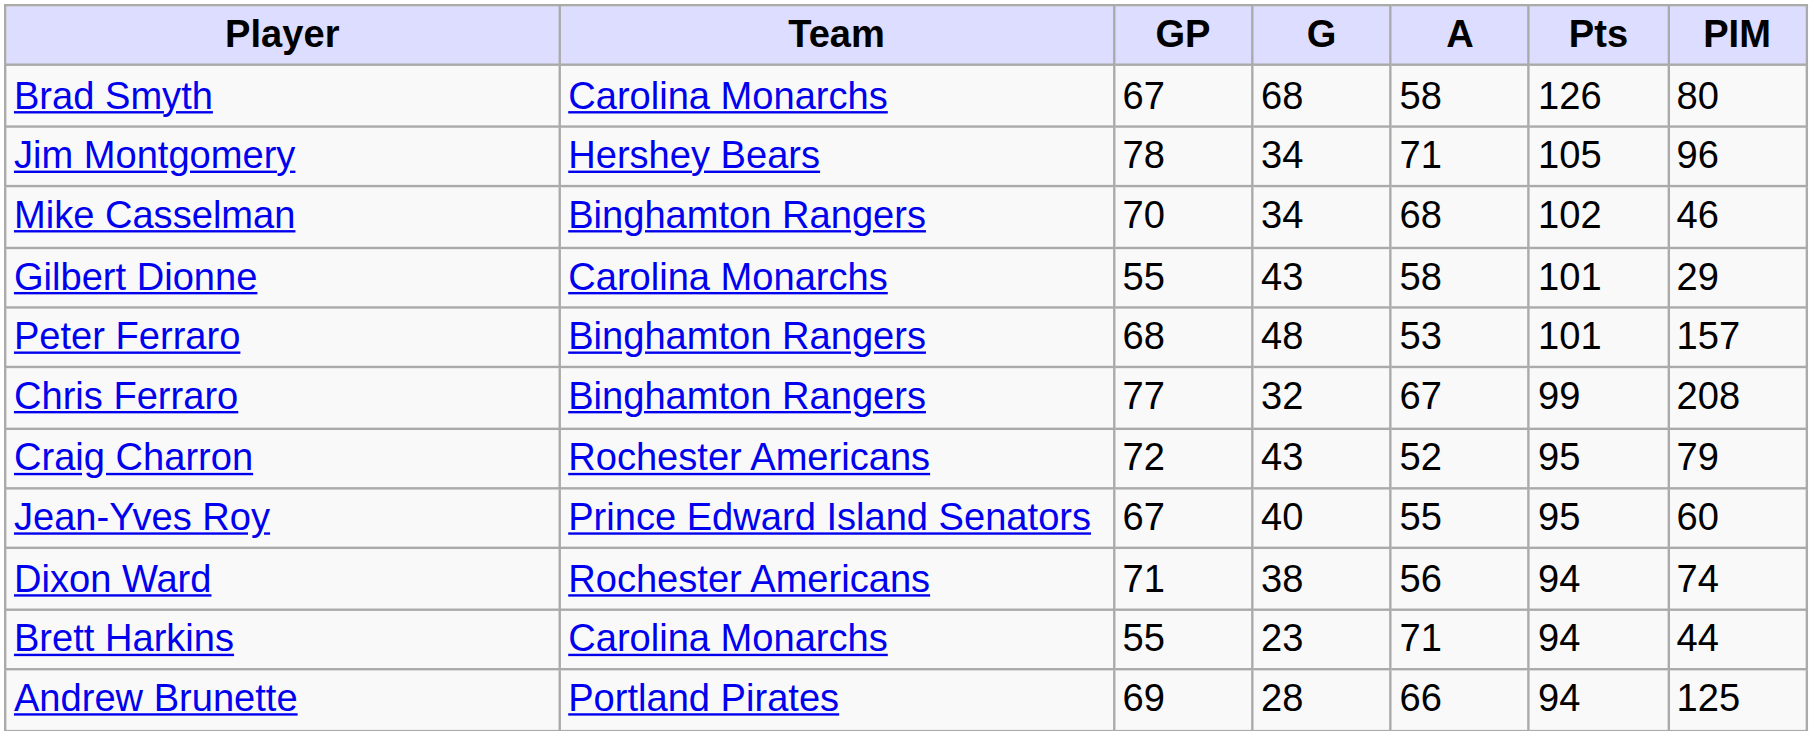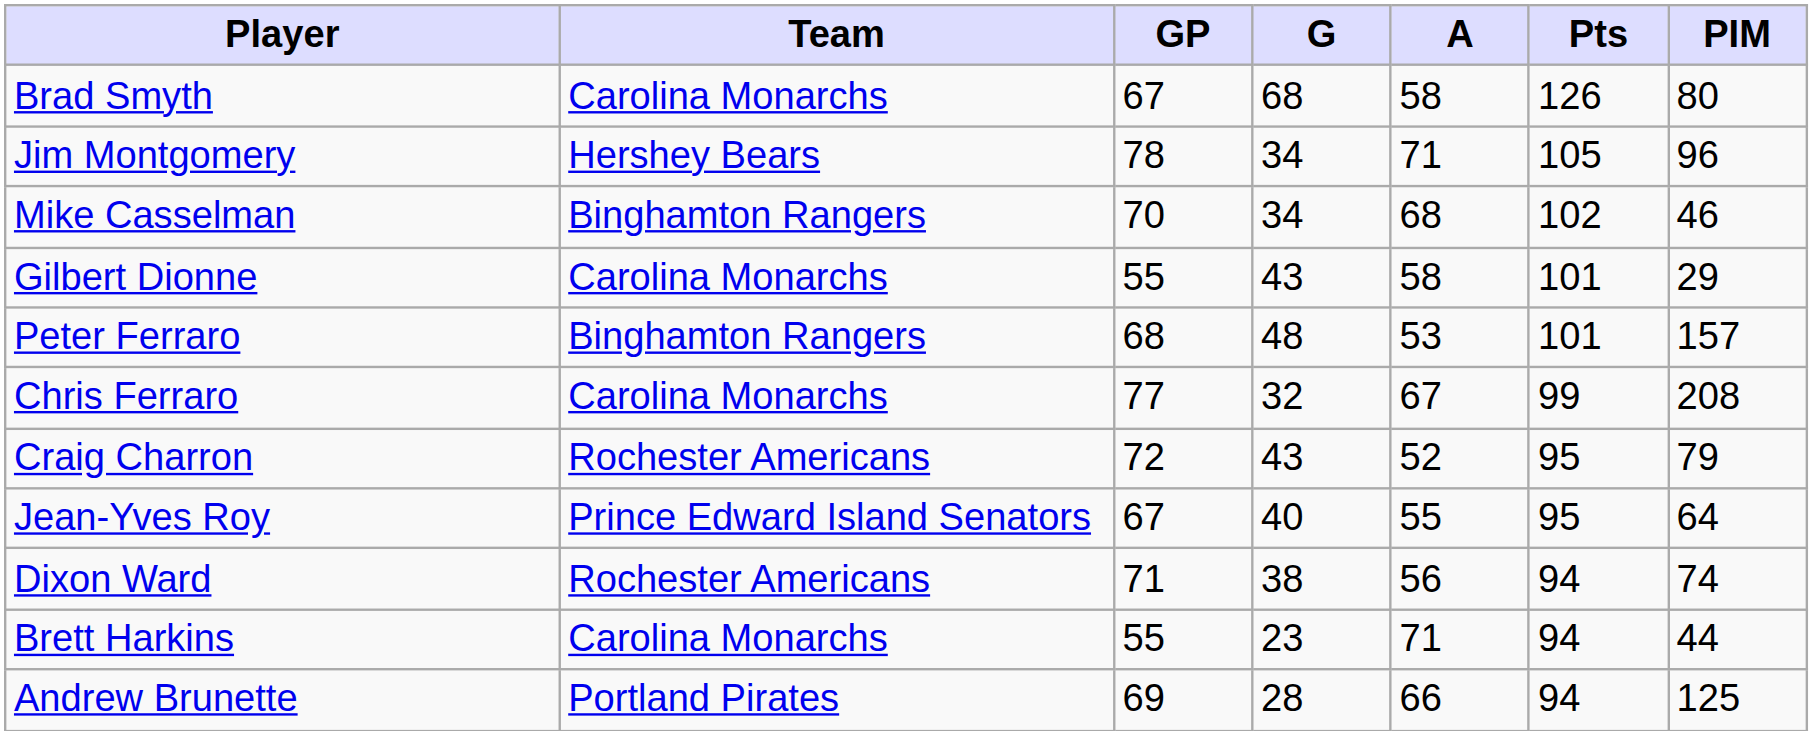(747, 397) Binghamton Rangers -> (728, 397) Carolina Monarchs
(1698, 517) 60 -> (1698, 517) 64
